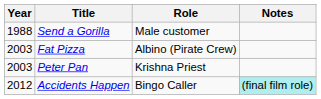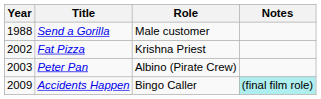(20, 49) 2003 -> (20, 49) 2002
(186, 49) Albino (Pirate Crew) -> (170, 49) Krishna Priest
(170, 67) Krishna Priest -> (186, 67) Albino (Pirate Crew)
(20, 85) 2012 -> (20, 85) 2009
